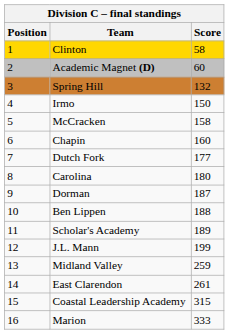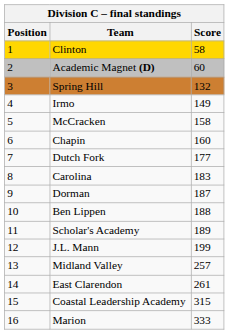(202, 103) 150 -> (202, 103) 149
(202, 176) 180 -> (202, 176) 183
(202, 266) 259 -> (202, 266) 257
